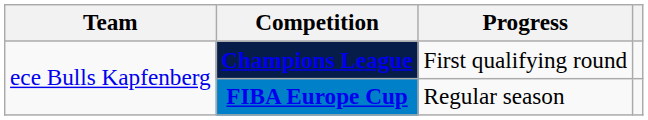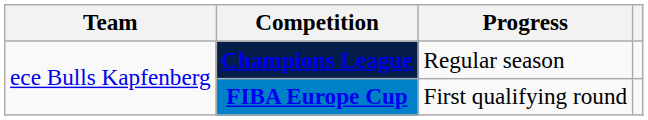(525, 59) First qualifying round -> (494, 59) Regular season
(494, 96) Regular season -> (525, 96) First qualifying round
